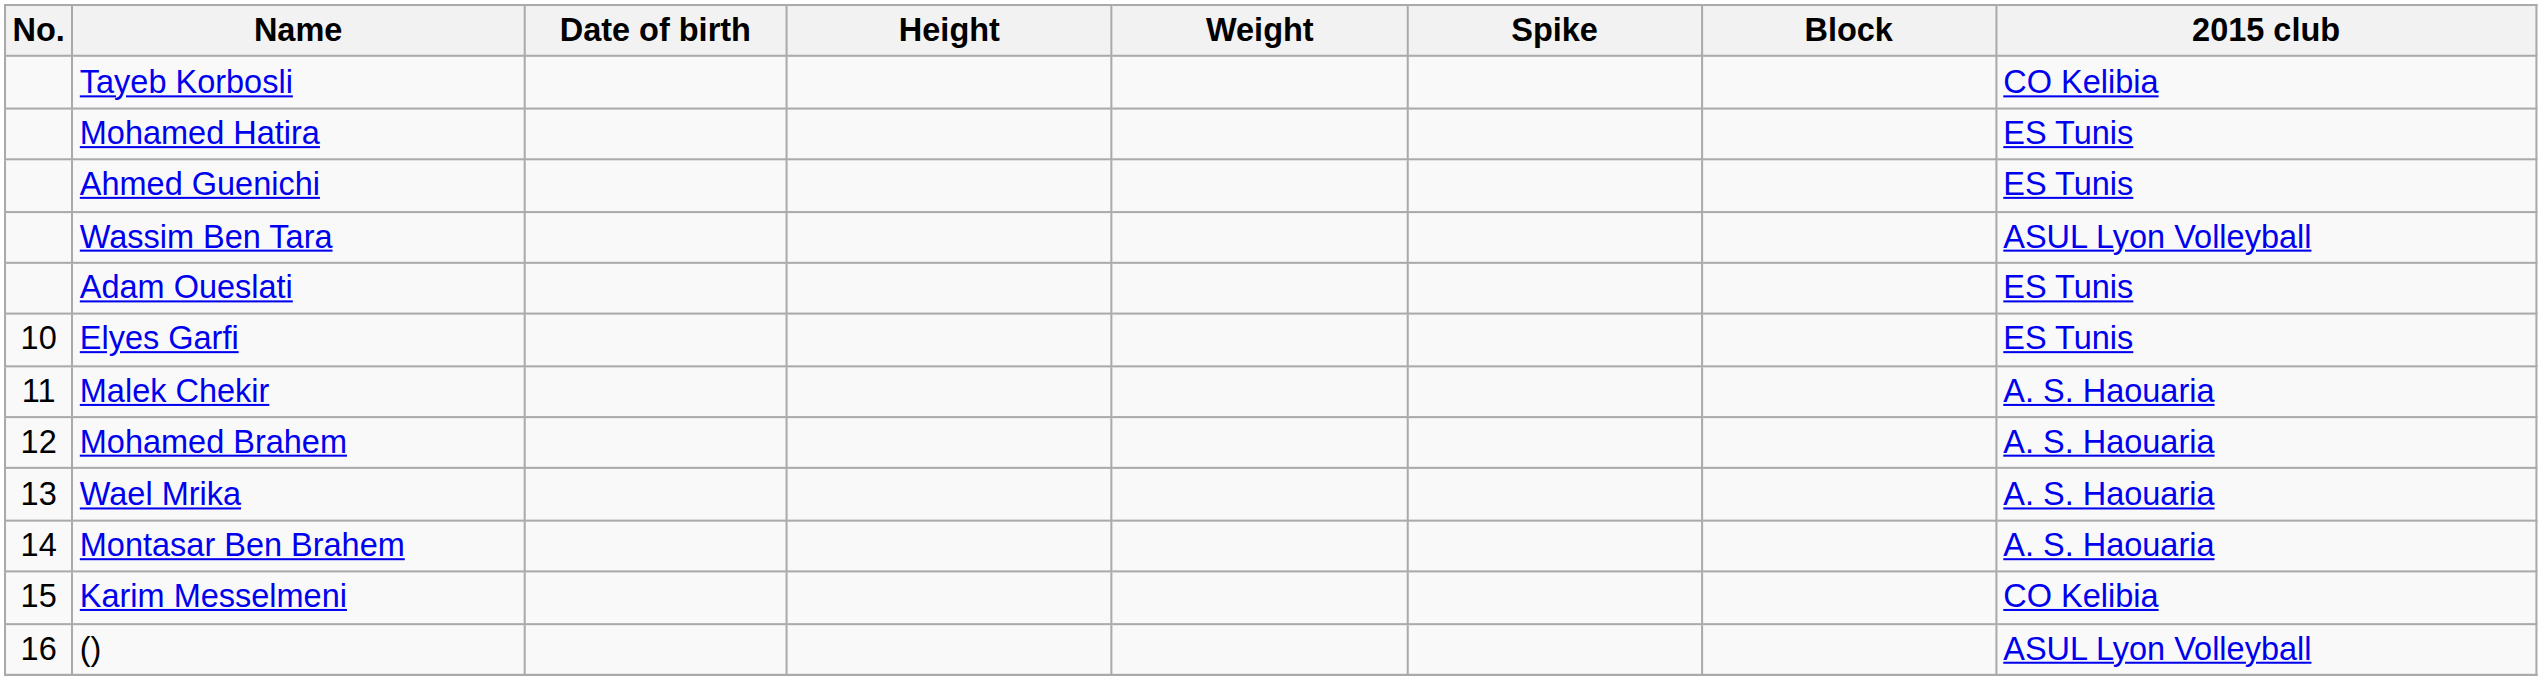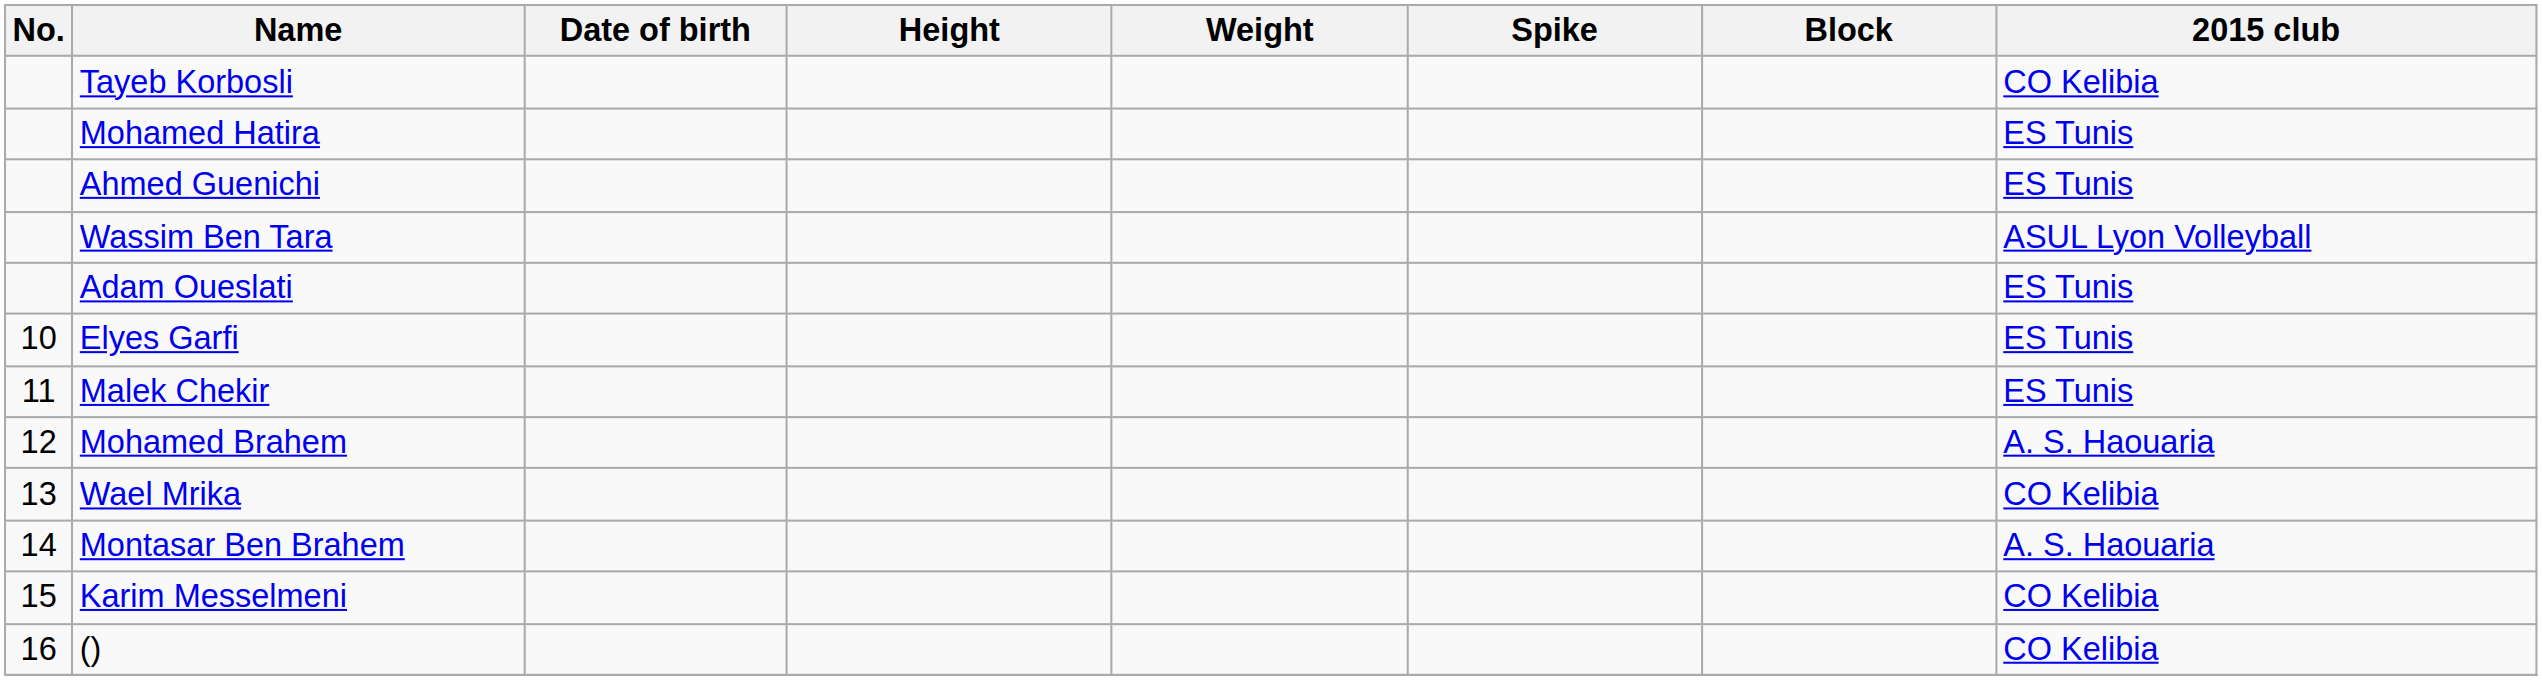(2109, 390) A. S. Haouaria -> (2068, 390) ES Tunis
(2109, 493) A. S. Haouaria -> (2081, 493) CO Kelibia
(2157, 648) ASUL Lyon Volleyball -> (2081, 648) CO Kelibia
